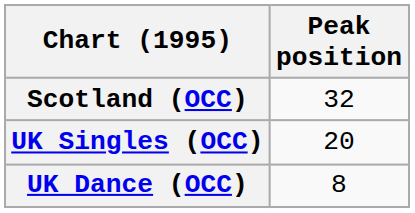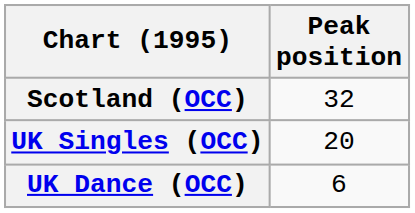(339, 185) 8 -> (339, 185) 6
